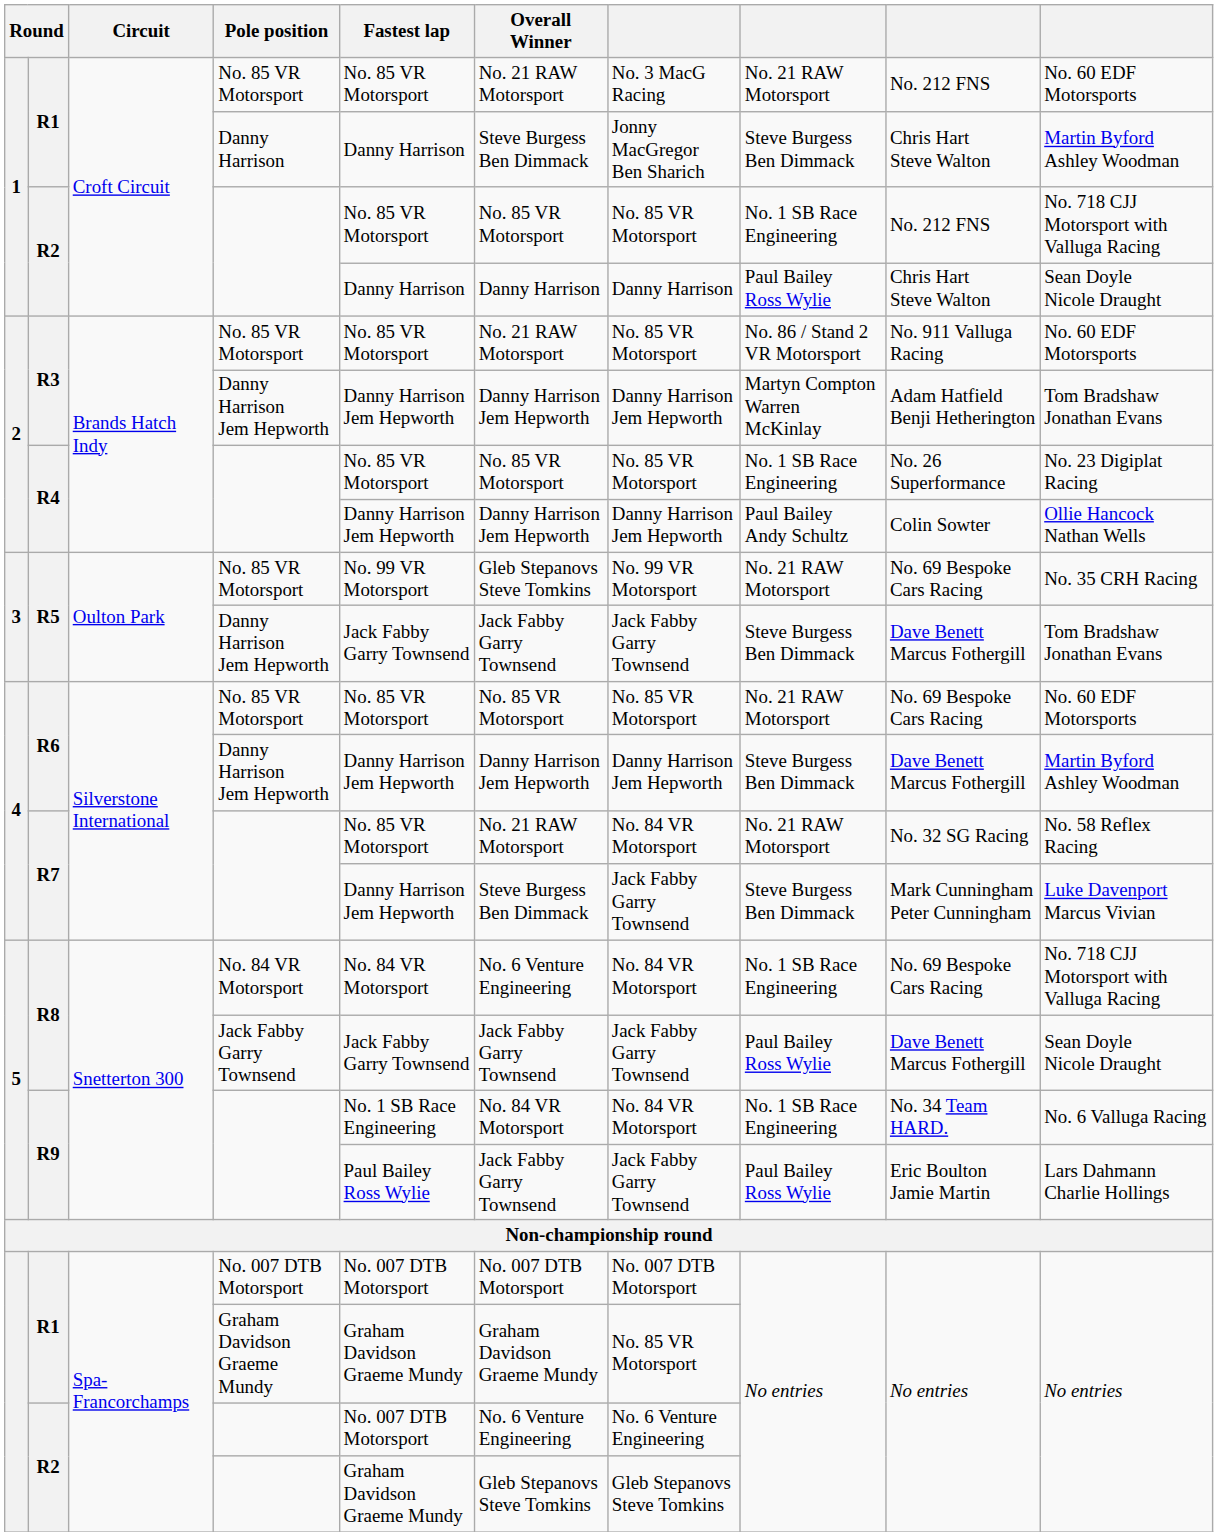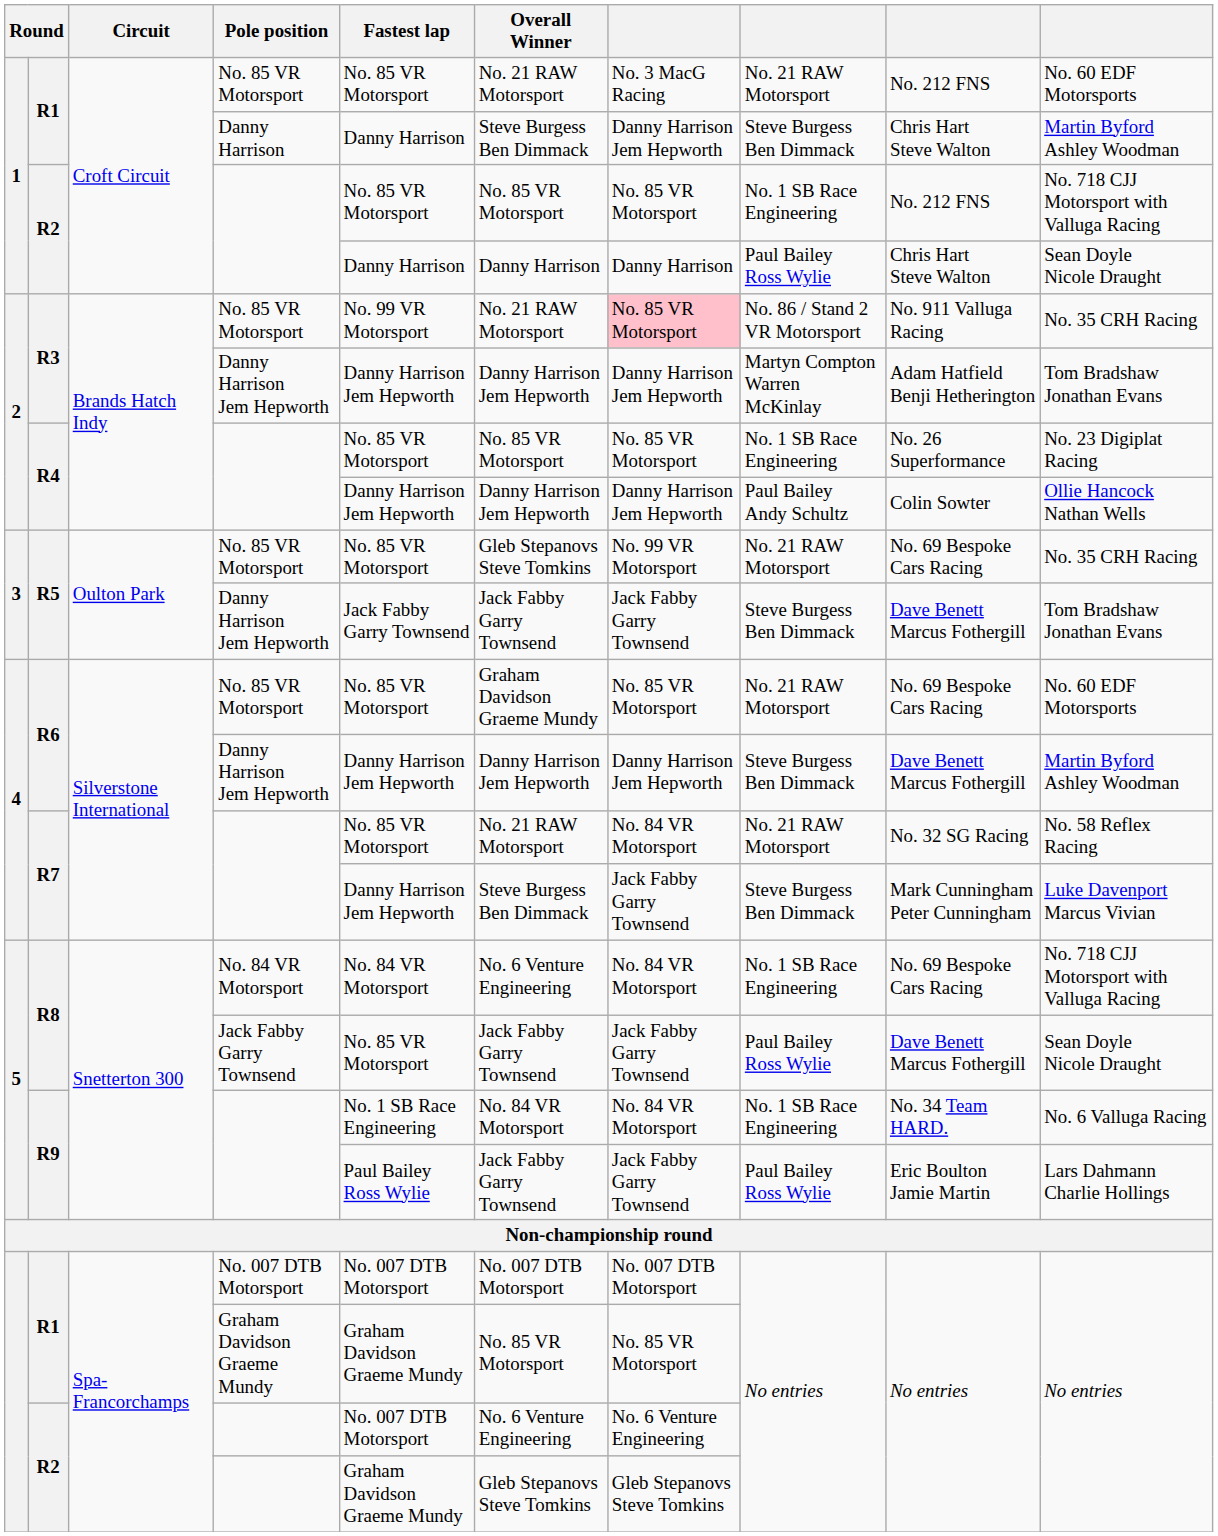(658, 148) Jonny MacGregor Ben Sharich -> (672, 137) Danny Harrison Jem Hepworth
(386, 342) No. 85 VR Motorsport -> (386, 320) No. 99 VR Motorsport
(654, 342) no background -> (654, 320) pink background
(1090, 342) No. 60 EDF Motorsports -> (1121, 320) No. 35 CRH Racing
(386, 578) No. 99 VR Motorsport -> (386, 556) No. 85 VR Motorsport
(521, 707) No. 85 VR Motorsport -> (538, 696) Graham Davidson Graeme Mundy
(407, 1052) Jack Fabby Garry Townsend -> (386, 1052) No. 85 VR Motorsport
(538, 1352) Graham Davidson Graeme Mundy -> (521, 1352) No. 85 VR Motorsport
